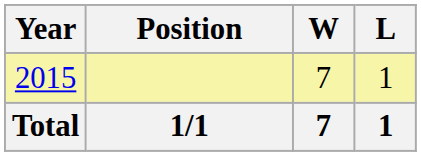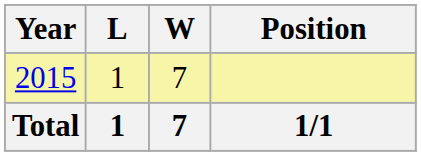columns swapped: (189, 28) <-> (386, 28)
